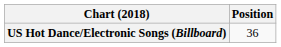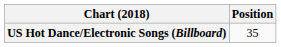(252, 33) 36 -> (252, 33) 35
